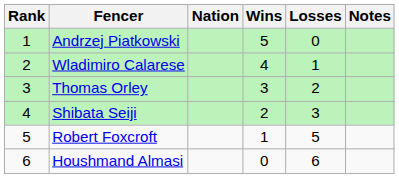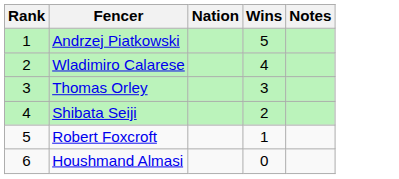- column: (315, 16)
